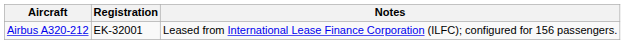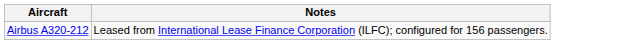- column: (126, 13)
